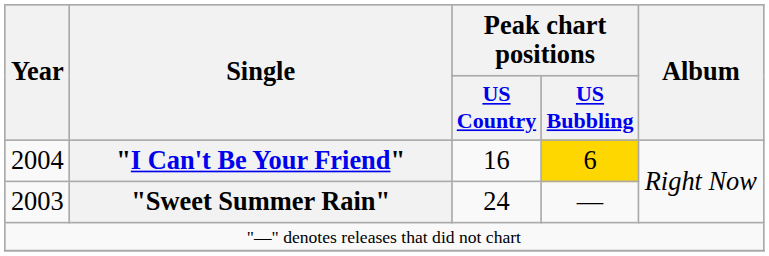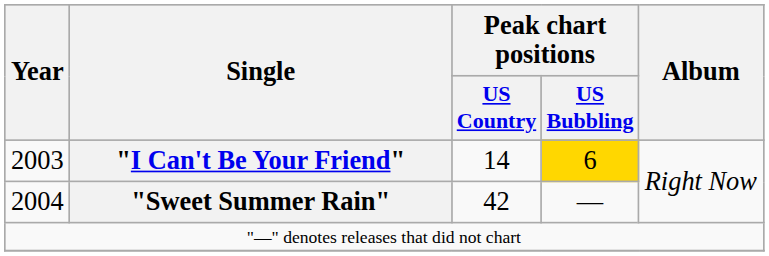(37, 160) 2004 -> (37, 160) 2003
(496, 160) 16 -> (496, 160) 14
(37, 202) 2003 -> (37, 202) 2004
(496, 202) 24 -> (496, 202) 42
